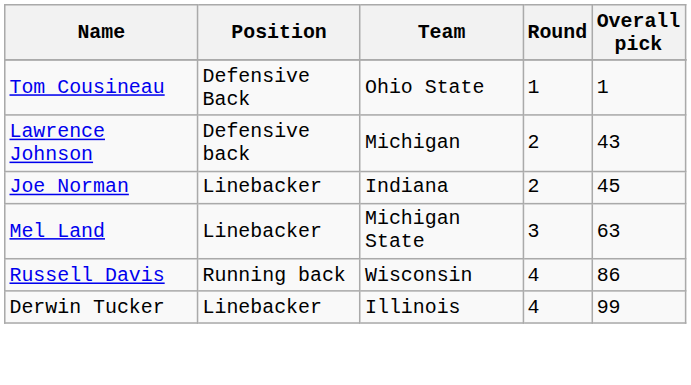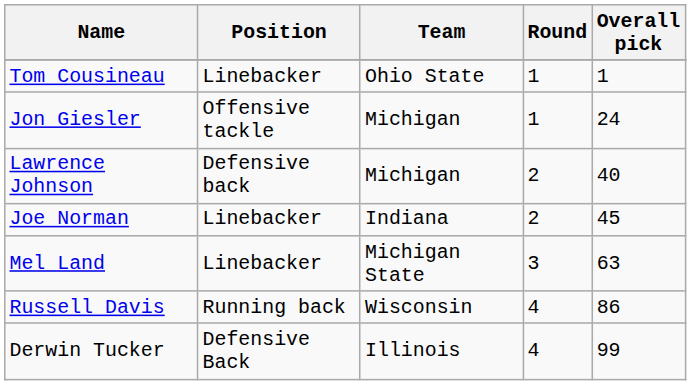(256, 88) Defensive Back -> (262, 76) Linebacker
+ row: (75, 120)
(609, 143) 43 -> (609, 176) 40
(262, 307) Linebacker -> (256, 351) Defensive Back
